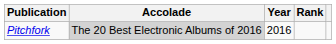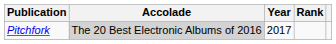(279, 30) 2016 -> (279, 30) 2017
